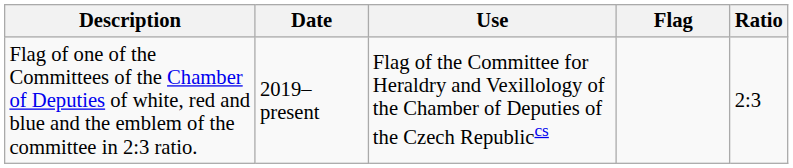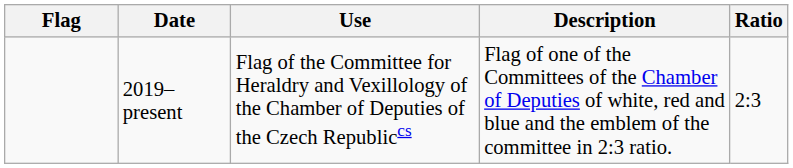columns swapped: (673, 20) <-> (130, 20)
